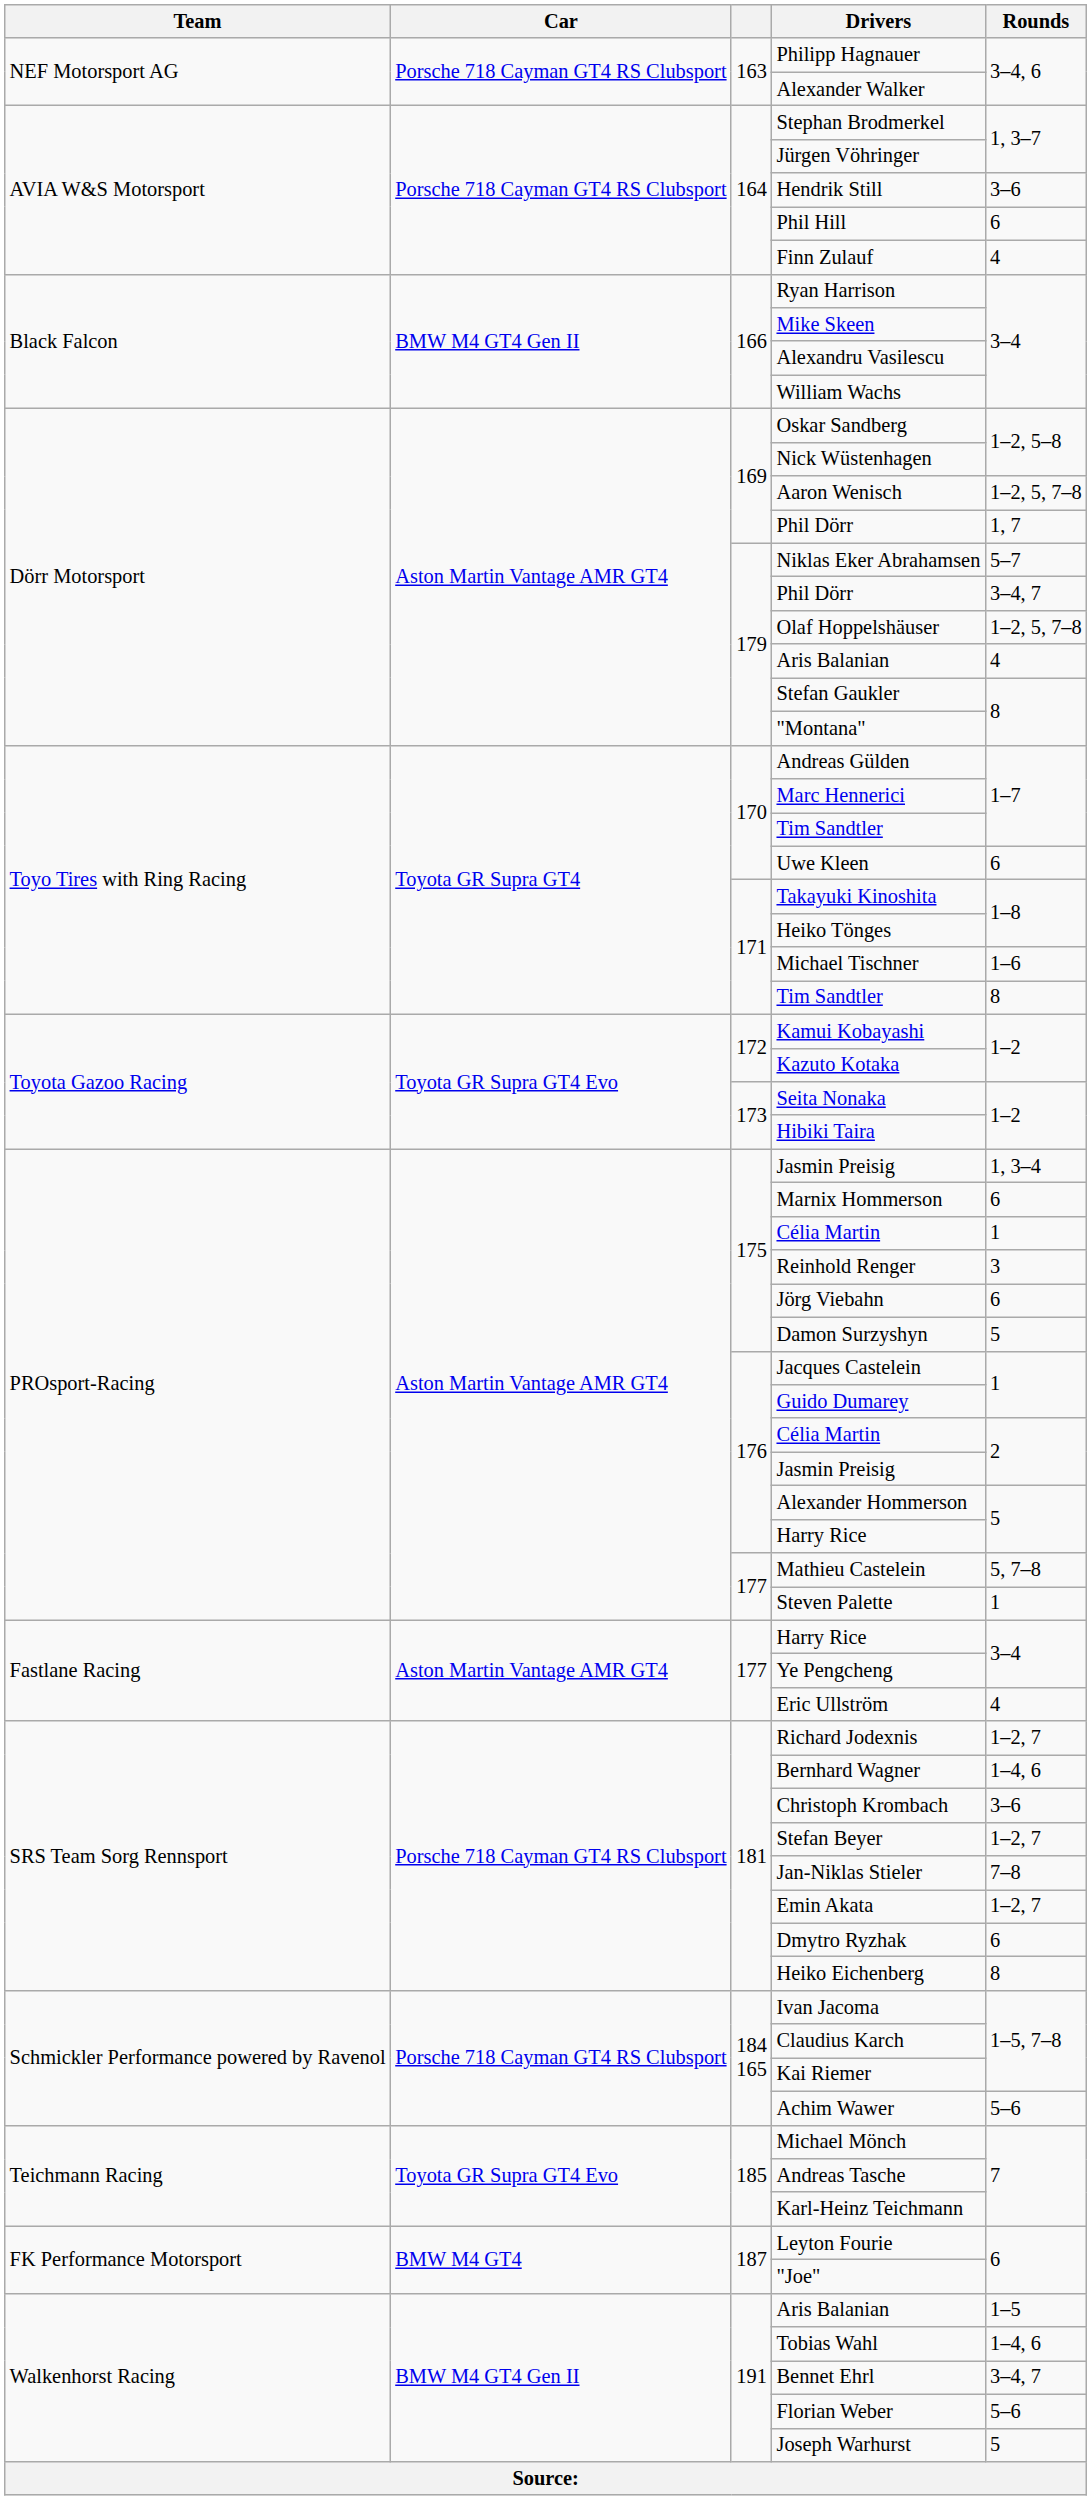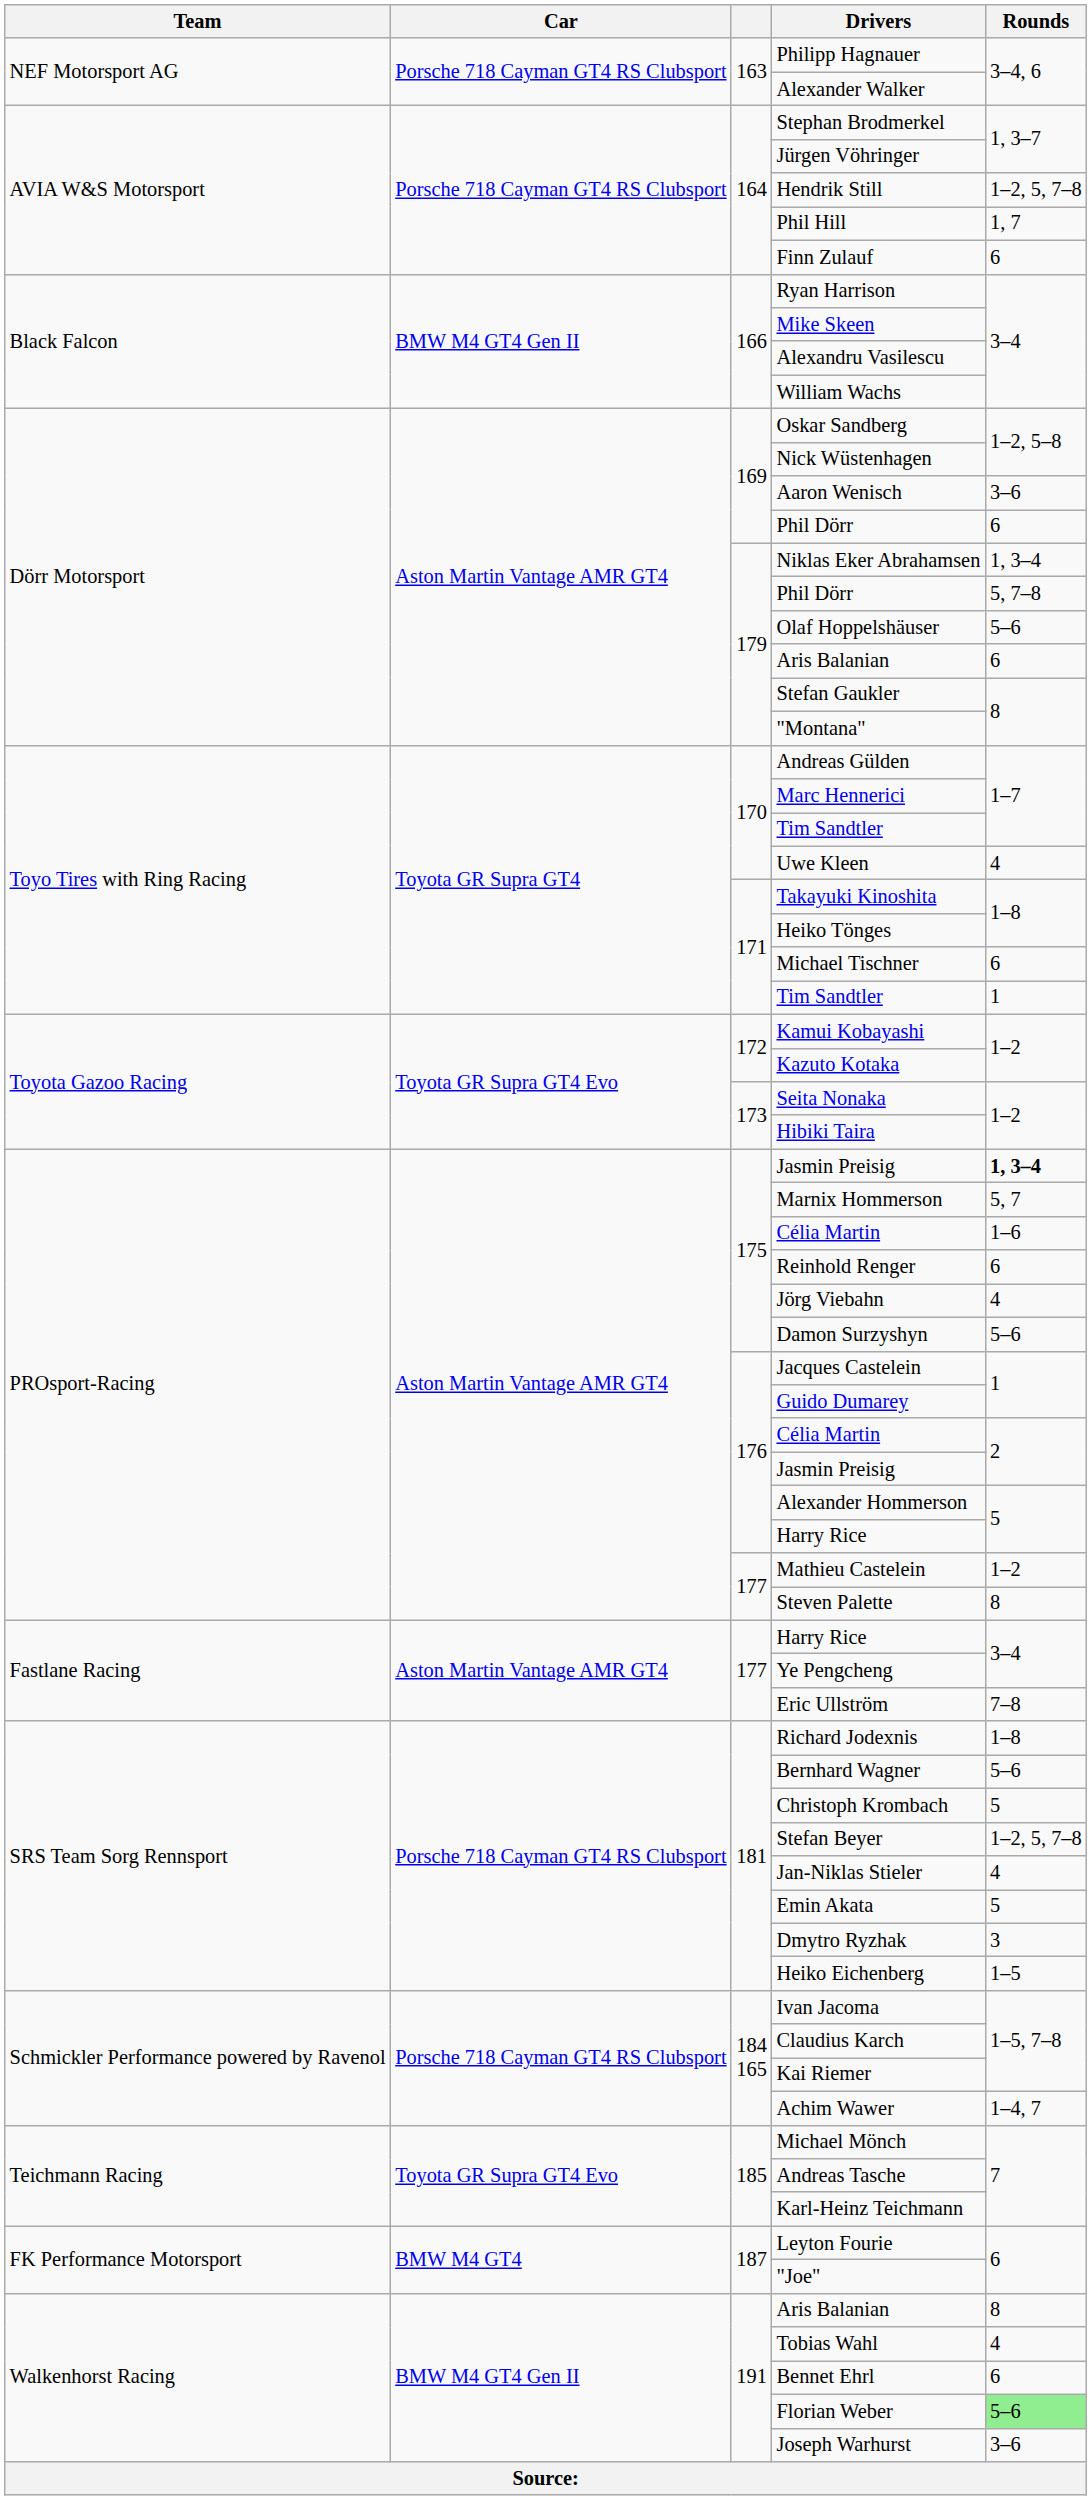(1005, 189) 3–6 -> (1036, 189) 1–2, 5, 7–8
(995, 222) 6 -> (1005, 222) 1, 7
(995, 256) 4 -> (995, 256) 6
(1036, 492) 1–2, 5, 7–8 -> (1005, 492) 3–6
(1005, 525) 1, 7 -> (995, 525) 6
(1005, 559) 5–7 -> (1015, 559) 1, 3–4
(1015, 593) 3–4, 7 -> (1015, 593) 5, 7–8
(1036, 626) 1–2, 5, 7–8 -> (1005, 626) 5–6
(995, 660) 4 -> (995, 660) 6
(995, 862) 6 -> (995, 862) 4
(1005, 963) 1–6 -> (995, 963) 6
(995, 996) 8 -> (995, 996) 1
(1015, 1165) normal -> (1015, 1165) bold
(995, 1198) 6 -> (1005, 1198) 5, 7
(995, 1232) 1 -> (1005, 1232) 1–6
(995, 1266) 3 -> (995, 1266) 6
(995, 1299) 6 -> (995, 1299) 4
(995, 1333) 5 -> (1005, 1333) 5–6
(1015, 1569) 5, 7–8 -> (1005, 1569) 1–2
(995, 1602) 1 -> (995, 1602) 8
(995, 1703) 4 -> (1005, 1703) 7–8
(1015, 1737) 1–2, 7 -> (1005, 1737) 1–8
(1015, 1771) 1–4, 6 -> (1005, 1771) 5–6
(1005, 1804) 3–6 -> (995, 1804) 5
(1015, 1838) 1–2, 7 -> (1036, 1838) 1–2, 5, 7–8
(1005, 1872) 7–8 -> (995, 1872) 4
(1015, 1905) 1–2, 7 -> (995, 1905) 5
(995, 1939) 6 -> (995, 1939) 3
(995, 1972) 8 -> (1005, 1972) 1–5
(1005, 2107) 5–6 -> (1015, 2107) 1–4, 7
(1005, 2309) 1–5 -> (995, 2309) 8
(1015, 2343) 1–4, 6 -> (995, 2343) 4
(1015, 2376) 3–4, 7 -> (995, 2376) 6
(1005, 2410) no background -> (1005, 2410) lightgreen background
(995, 2444) 5 -> (1005, 2444) 3–6
